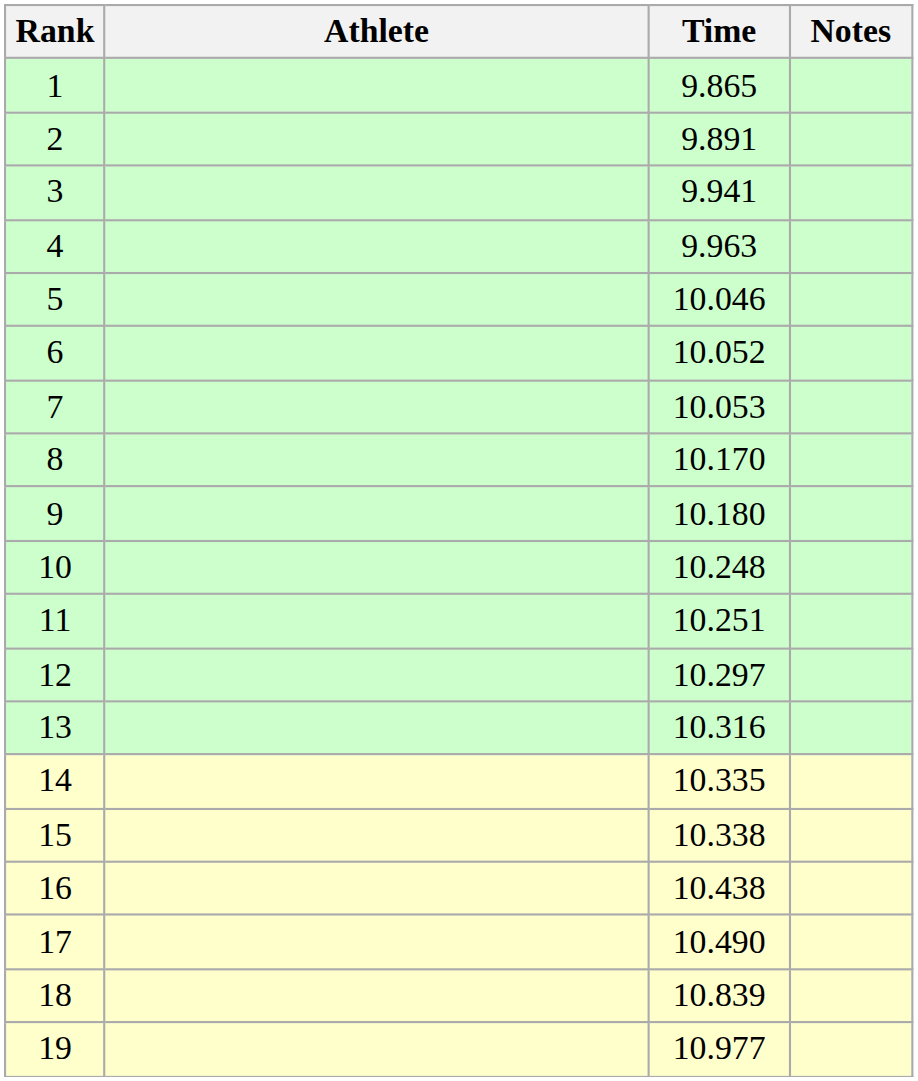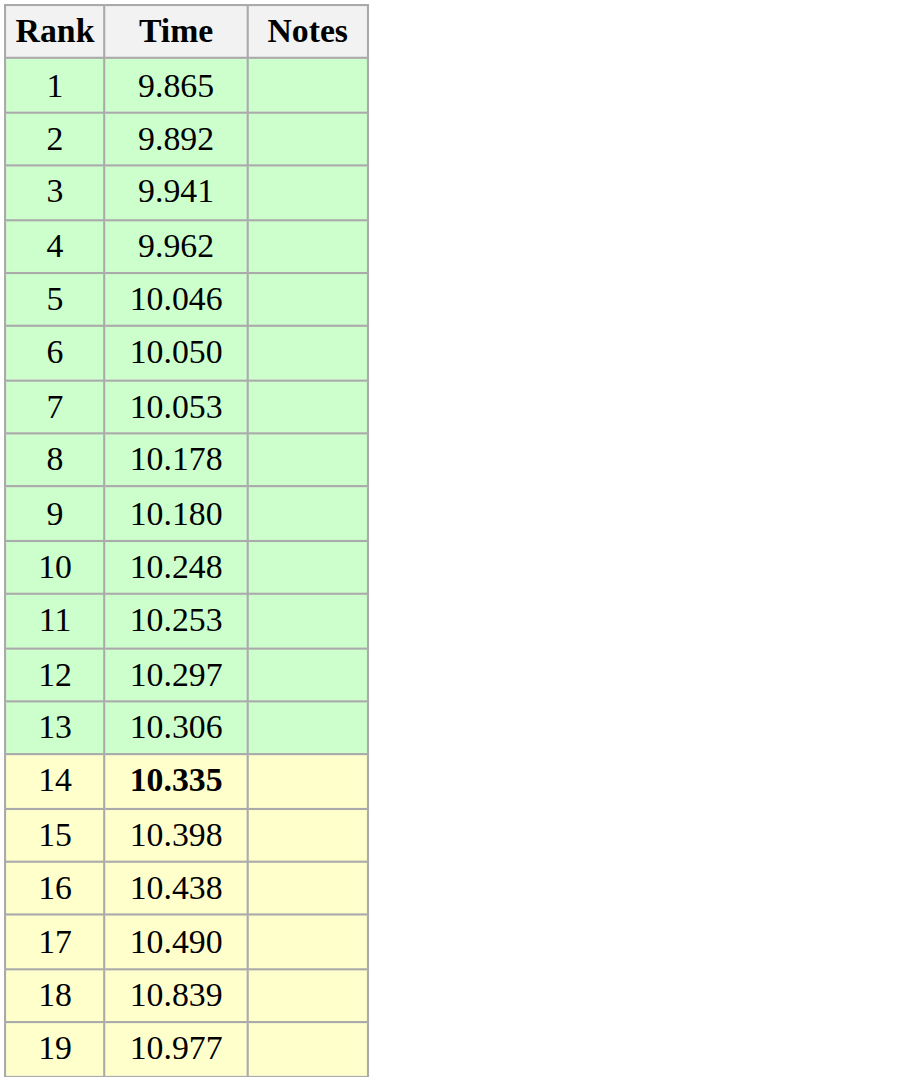- column: (377, 31)
(719, 138) 9.891 -> (176, 138) 9.892
(719, 245) 9.963 -> (176, 245) 9.962
(719, 352) 10.052 -> (176, 352) 10.050
(719, 459) 10.170 -> (176, 459) 10.178
(719, 620) 10.251 -> (176, 620) 10.253
(719, 727) 10.316 -> (176, 727) 10.306
(719, 780) normal -> (176, 780) bold
(719, 834) 10.338 -> (176, 834) 10.398
